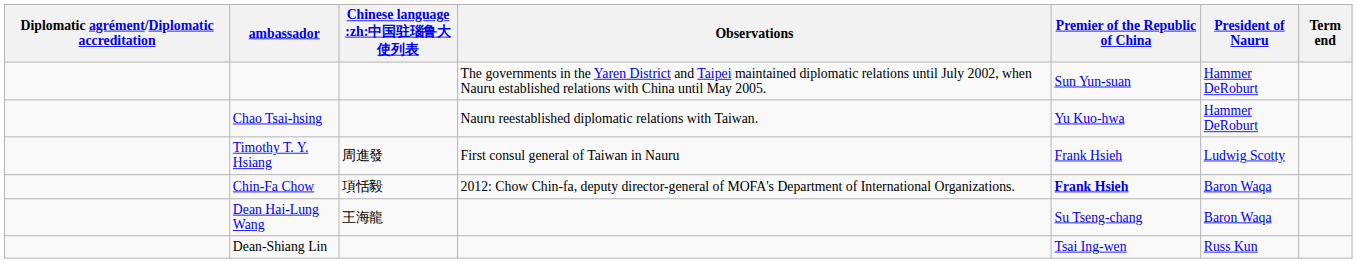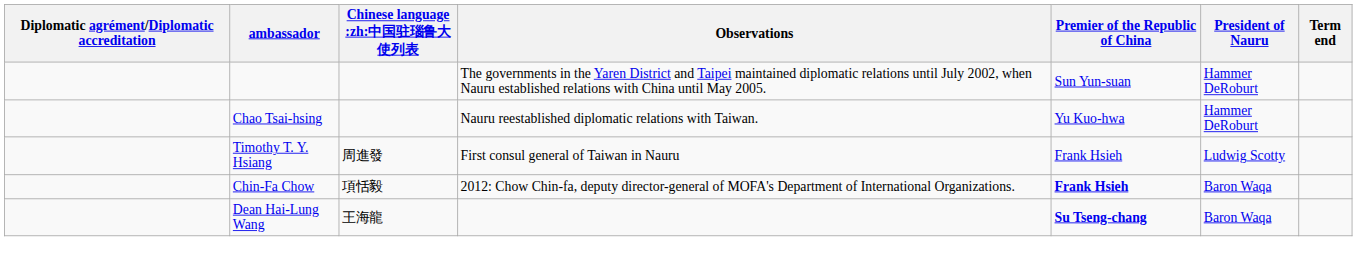(1098, 217) normal -> (1101, 217) bold
- row: (280, 246)
